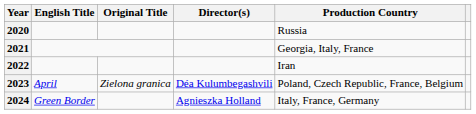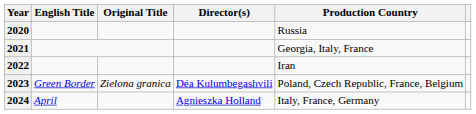(45, 83) April -> (64, 83) Green Border
(64, 100) Green Border -> (45, 100) April
